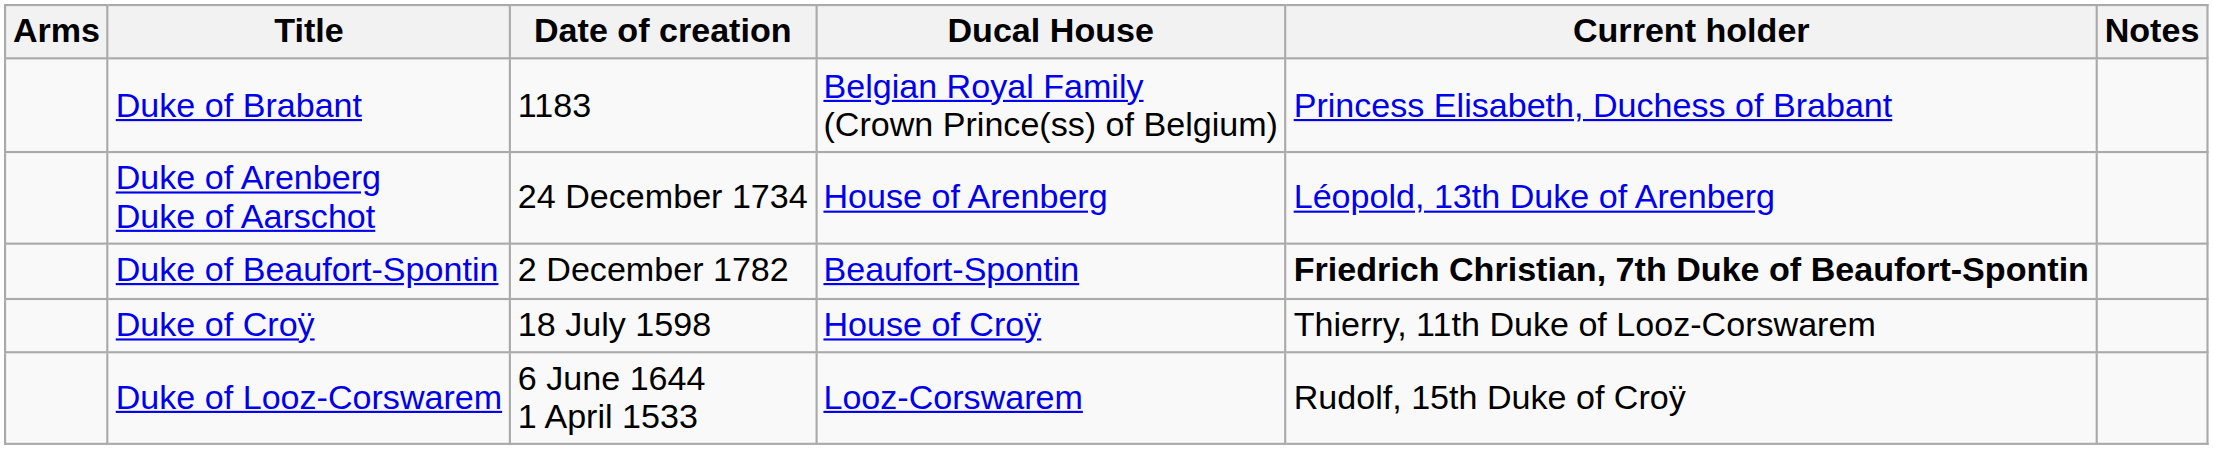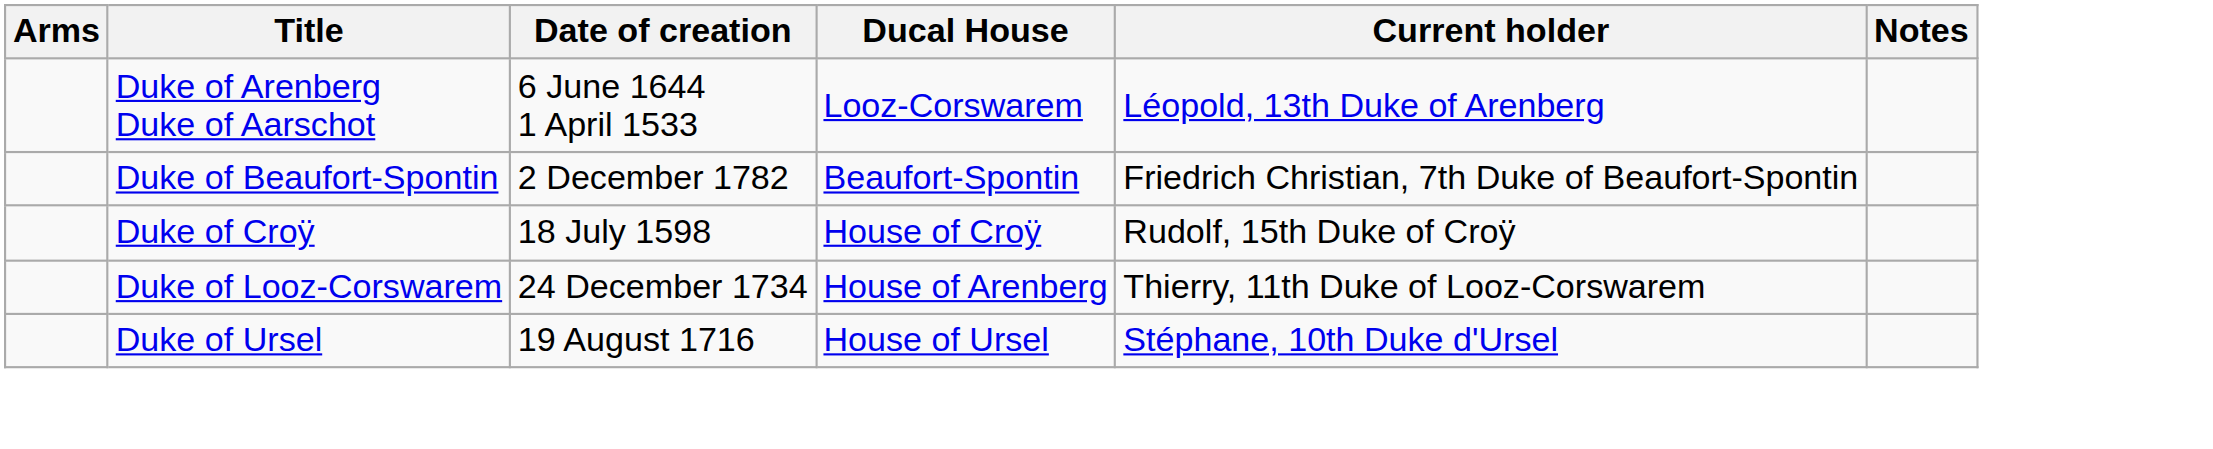- row: (239, 104)
(663, 197) 24 December 1734 -> (612, 104) 6 June 1644 1 April 1533
(966, 197) House of Arenberg -> (953, 104) Looz-Corswarem
(1691, 270) bold -> (1491, 177) normal
(1585, 324) Thierry, 11th Duke of Looz-Corswarem -> (1319, 232) Rudolf, 15th Duke of Croÿ
(612, 397) 6 June 1644 1 April 1533 -> (663, 286) 24 December 1734
(953, 397) Looz-Corswarem -> (966, 286) House of Arenberg
(1490, 397) Rudolf, 15th Duke of Croÿ -> (1414, 286) Thierry, 11th Duke of Looz-Corswarem
+ row: (219, 340)
